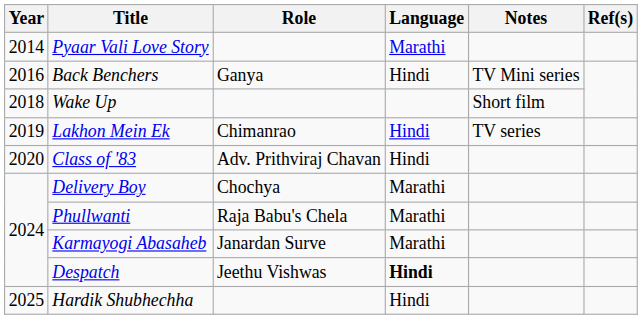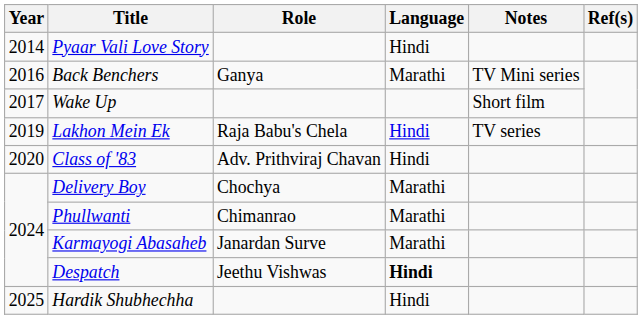(417, 46) Marathi -> (409, 46) Hindi
(409, 74) Hindi -> (417, 74) Marathi
(26, 103) 2018 -> (26, 103) 2017
(256, 131) Chimanrao -> (282, 131) Raja Babu's Chela
(282, 215) Raja Babu's Chela -> (256, 215) Chimanrao
